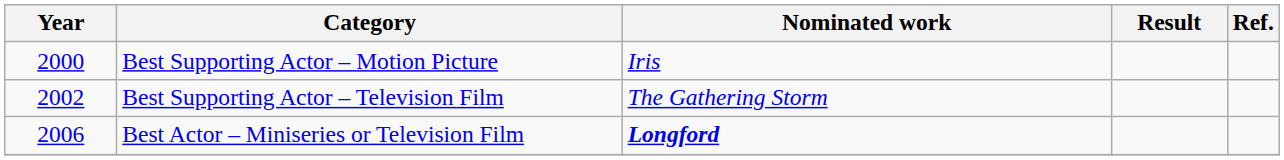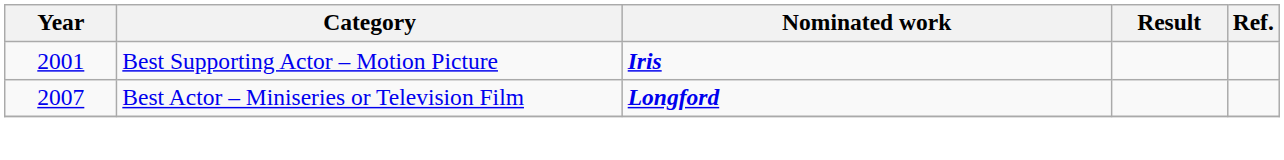(61, 60) 2000 -> (61, 60) 2001
(644, 60) normal -> (645, 60) bold
- row: (313, 97)
(61, 135) 2006 -> (61, 97) 2007
